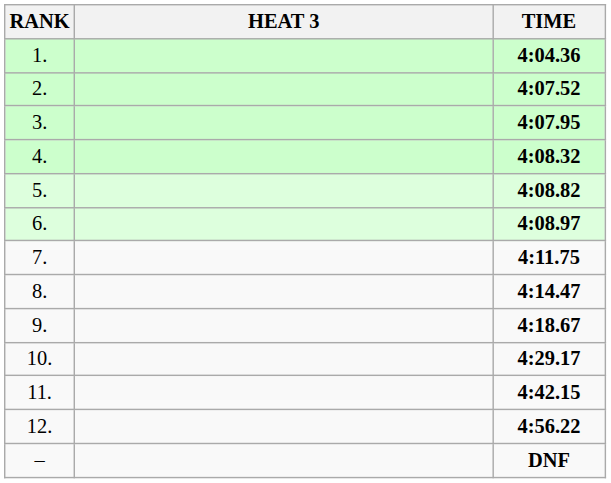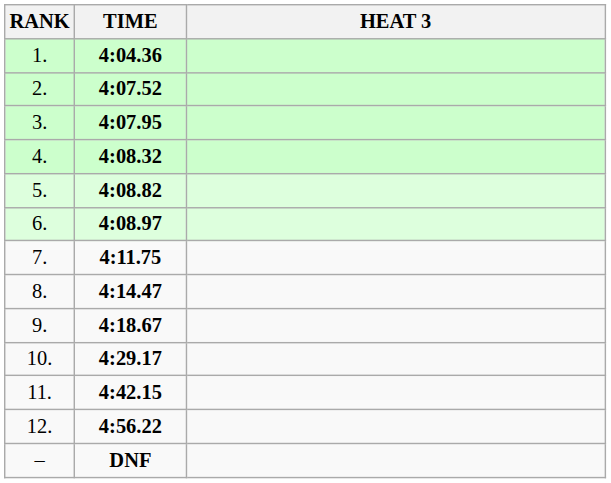columns swapped: (284, 21) <-> (549, 21)
